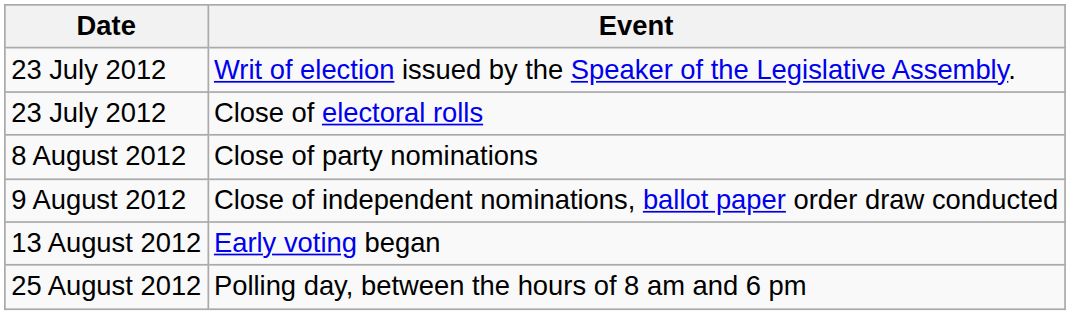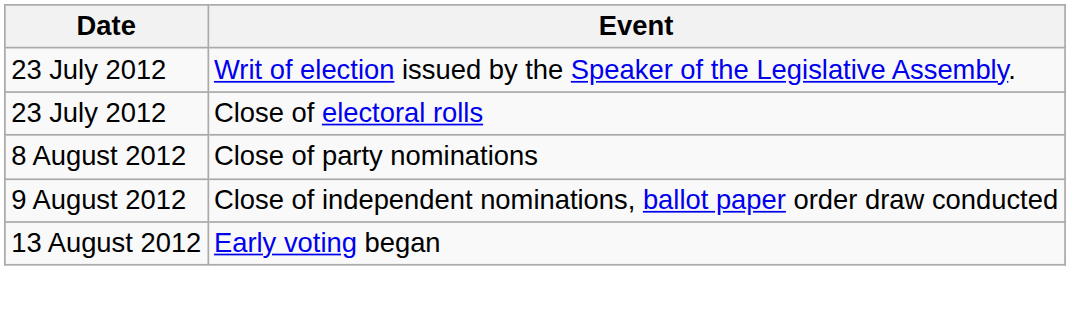- row: (510, 286)
